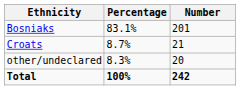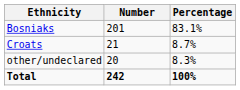columns swapped: (203, 12) <-> (137, 12)
